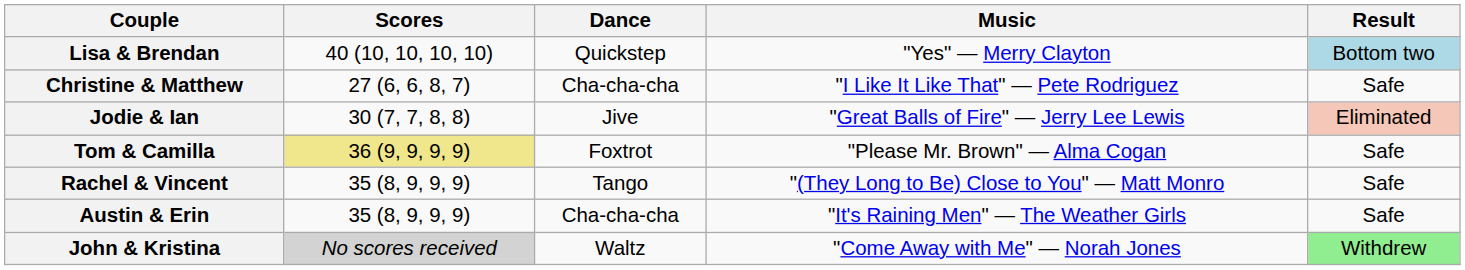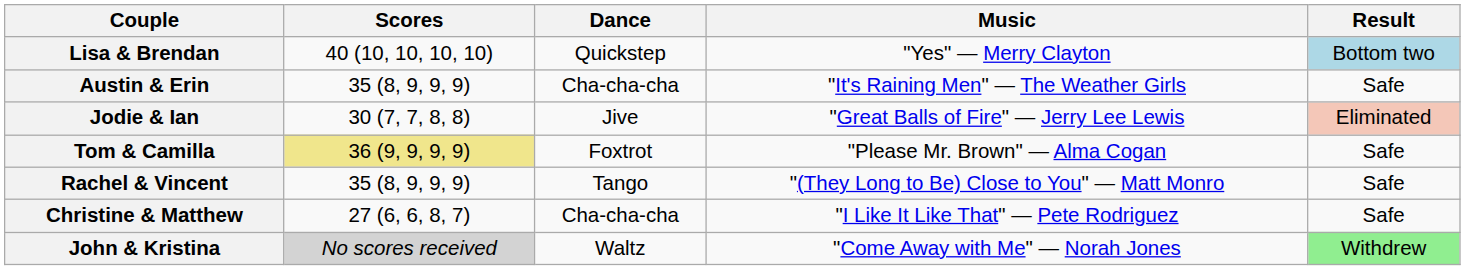rows swapped: (144, 85) <-> (144, 215)
